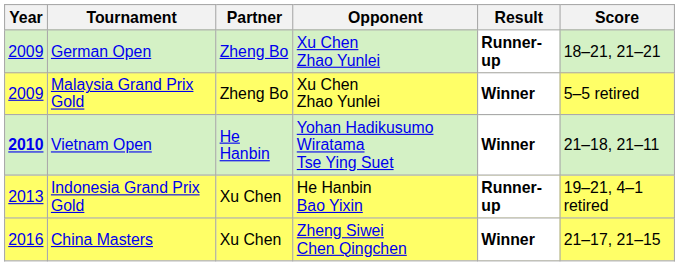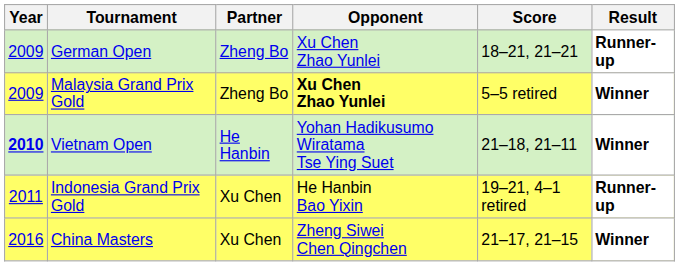columns swapped: (617, 17) <-> (519, 17)
(338, 94) normal -> (341, 94) bold
(26, 197) 2013 -> (26, 197) 2011
